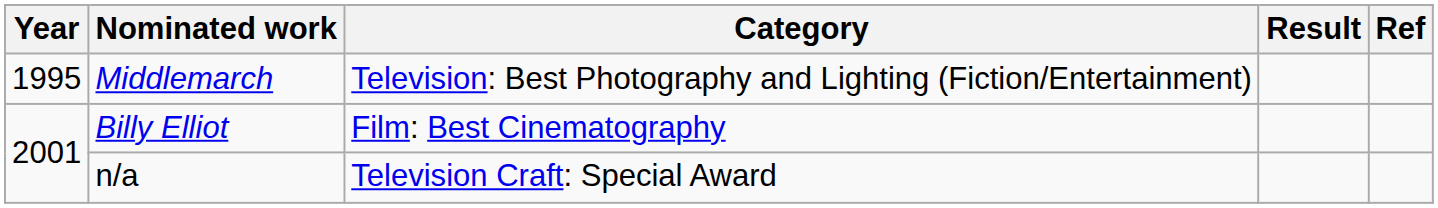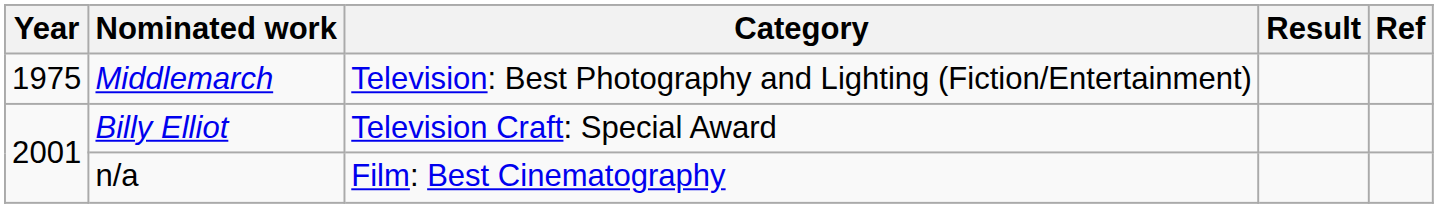(47, 78) 1995 -> (47, 78) 1975
(538, 127) Film: Best Cinematography -> (564, 127) Television Craft: Special Award
(564, 176) Television Craft: Special Award -> (538, 176) Film: Best Cinematography
